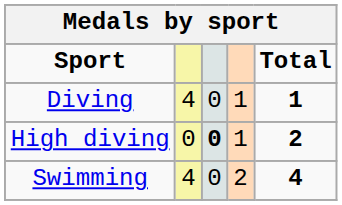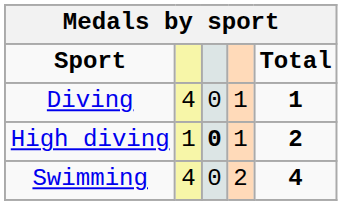(188, 141) 0 -> (188, 141) 1
